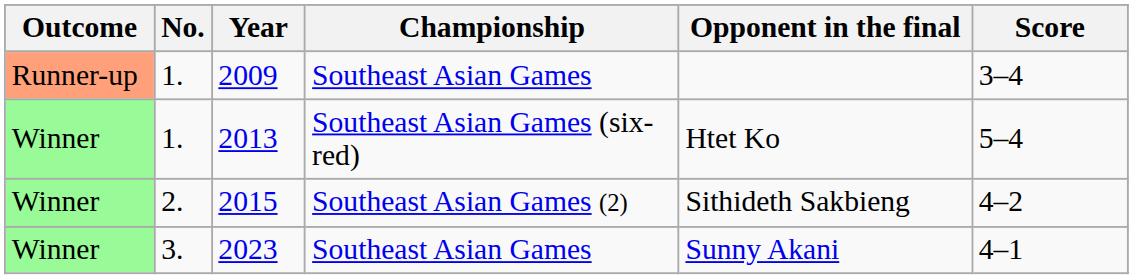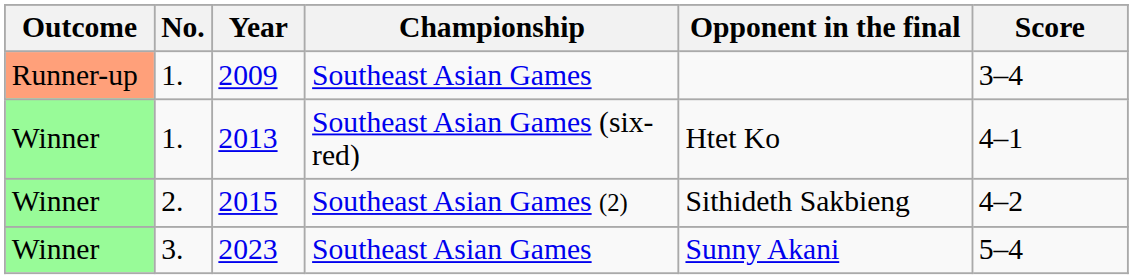(1001, 138) 5–4 -> (1001, 138) 4–1
(1001, 249) 4–1 -> (1001, 249) 5–4
